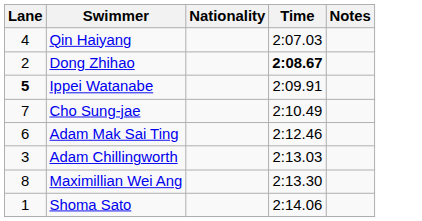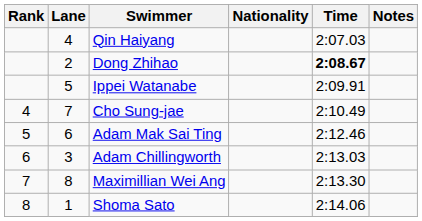+ column: (26, 16)
(25, 87) bold -> (69, 87) normal
